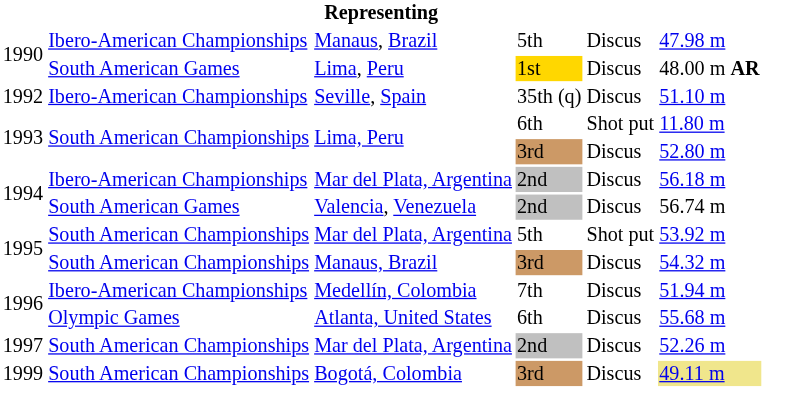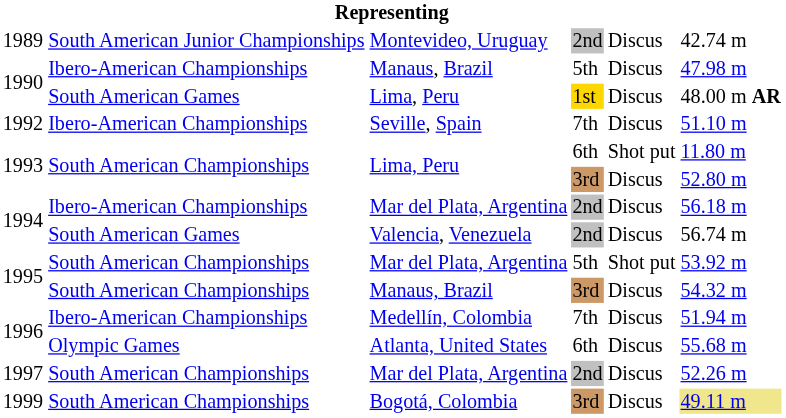+ row: (23, 40)
(549, 96) 35th (q) -> (585, 123) 7th
